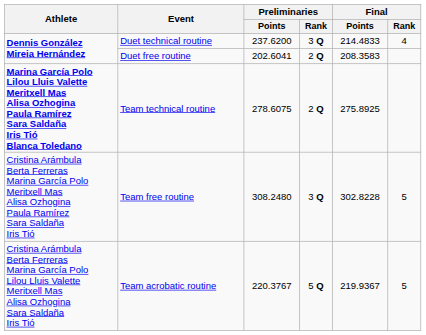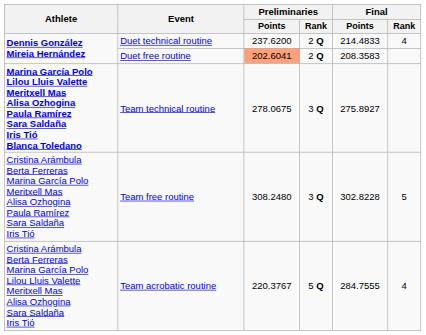(316, 41) 3 Q -> (316, 41) 2 Q
(272, 56) no background -> (272, 56) lightsalmon background
(272, 108) 278.6075 -> (272, 108) 278.0675
(316, 108) 2 Q -> (316, 108) 3 Q
(360, 108) 275.8925 -> (360, 108) 275.8927
(360, 286) 219.9367 -> (360, 286) 284.7555
(404, 286) 5 -> (404, 286) 4
